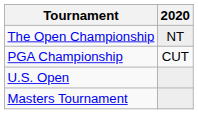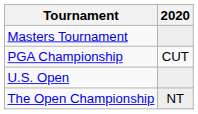rows swapped: (68, 99) <-> (81, 36)
